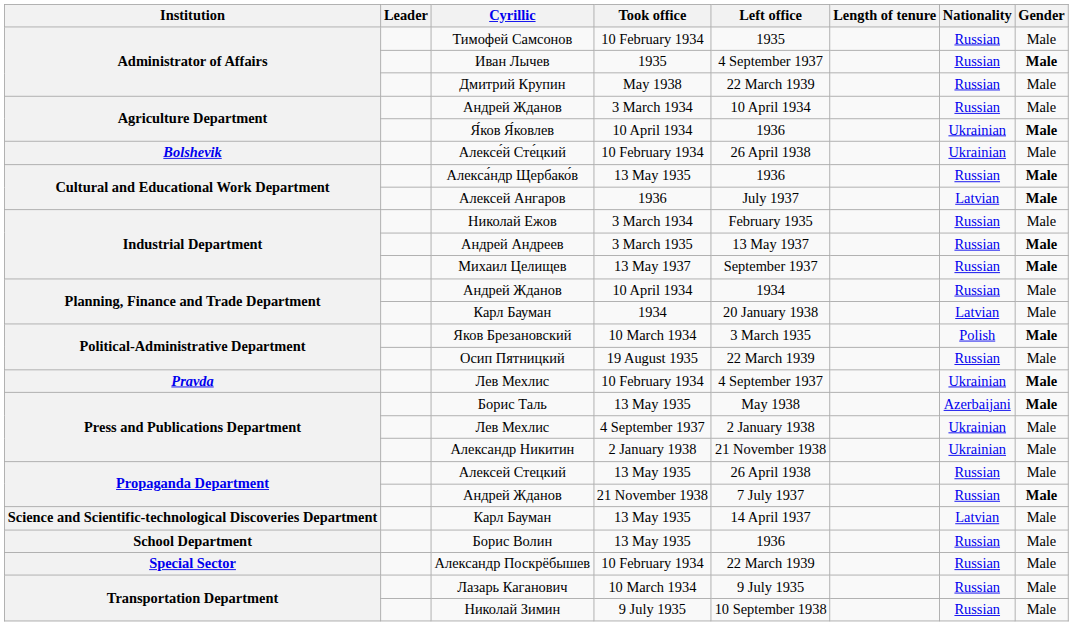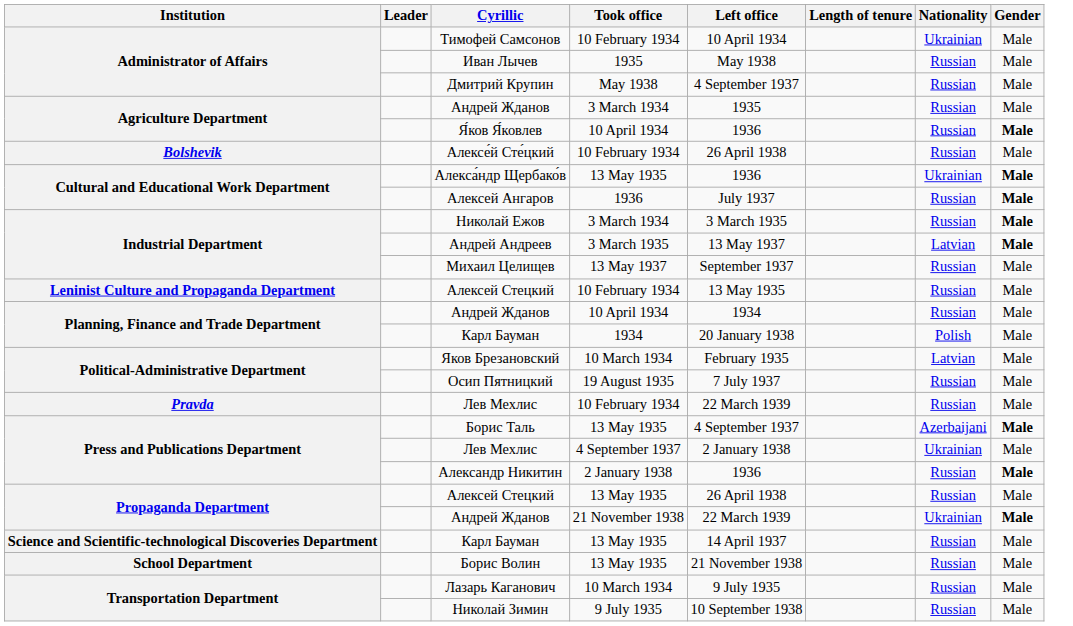(771, 38) 1935 -> (747, 38) 10 April 1934
(977, 38) Russian -> (953, 38) Ukrainian
(771, 61) 4 September 1937 -> (747, 61) May 1938
(1041, 61) bold -> (1017, 61) normal
(771, 84) 22 March 1939 -> (747, 84) 4 September 1937
(771, 107) 10 April 1934 -> (746, 107) 1935
(977, 130) Ukrainian -> (953, 130) Russian
(977, 152) Ukrainian -> (953, 152) Russian
(977, 175) Russian -> (953, 175) Ukrainian
(977, 198) Latvian -> (953, 198) Russian
(771, 221) February 1935 -> (747, 221) 3 March 1935
(1041, 221) normal -> (1017, 221) bold
(977, 244) Russian -> (953, 244) Latvian
(1041, 267) bold -> (1017, 267) normal
+ row: (500, 289)
(977, 312) Latvian -> (953, 335) Polish
(771, 335) 3 March 1935 -> (747, 358) February 1935
(977, 335) Polish -> (953, 358) Latvian
(1041, 335) bold -> (1017, 358) normal
(771, 358) 22 March 1939 -> (747, 381) 7 July 1937
(771, 381) 4 September 1937 -> (747, 404) 22 March 1939
(977, 381) Ukrainian -> (953, 404) Russian
(1041, 381) bold -> (1017, 404) normal
(771, 404) May 1938 -> (747, 426) 4 September 1937
(771, 449) 21 November 1938 -> (746, 472) 1936
(977, 449) Ukrainian -> (953, 472) Russian
(1041, 449) normal -> (1017, 472) bold
(771, 495) 7 July 1937 -> (747, 518) 22 March 1939
(977, 495) Russian -> (953, 518) Ukrainian
(977, 518) Latvian -> (953, 541) Russian
(771, 541) 1936 -> (746, 564) 21 November 1938
- row: (512, 564)
